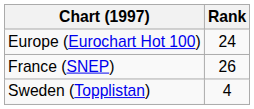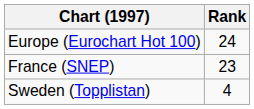(227, 66) 26 -> (227, 66) 23
